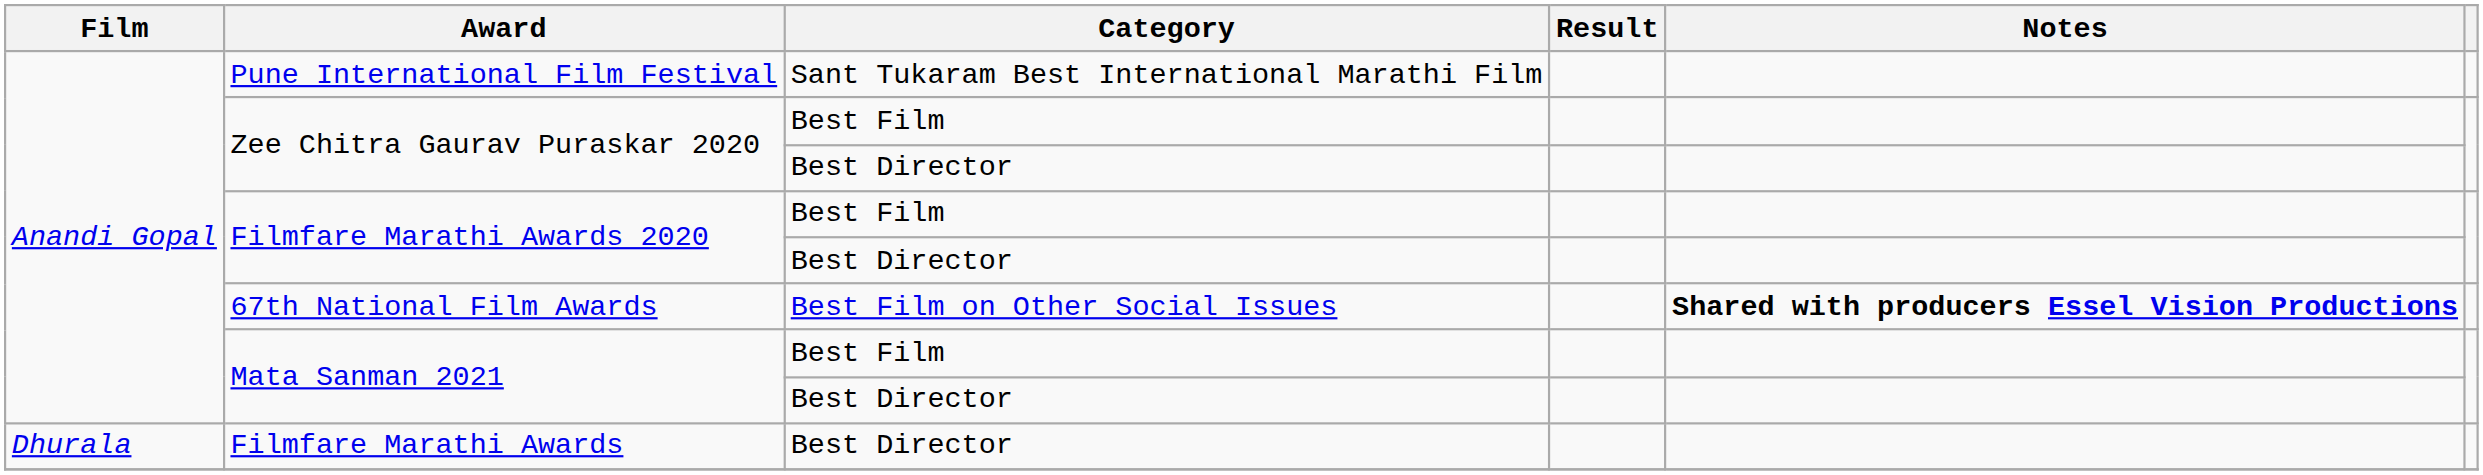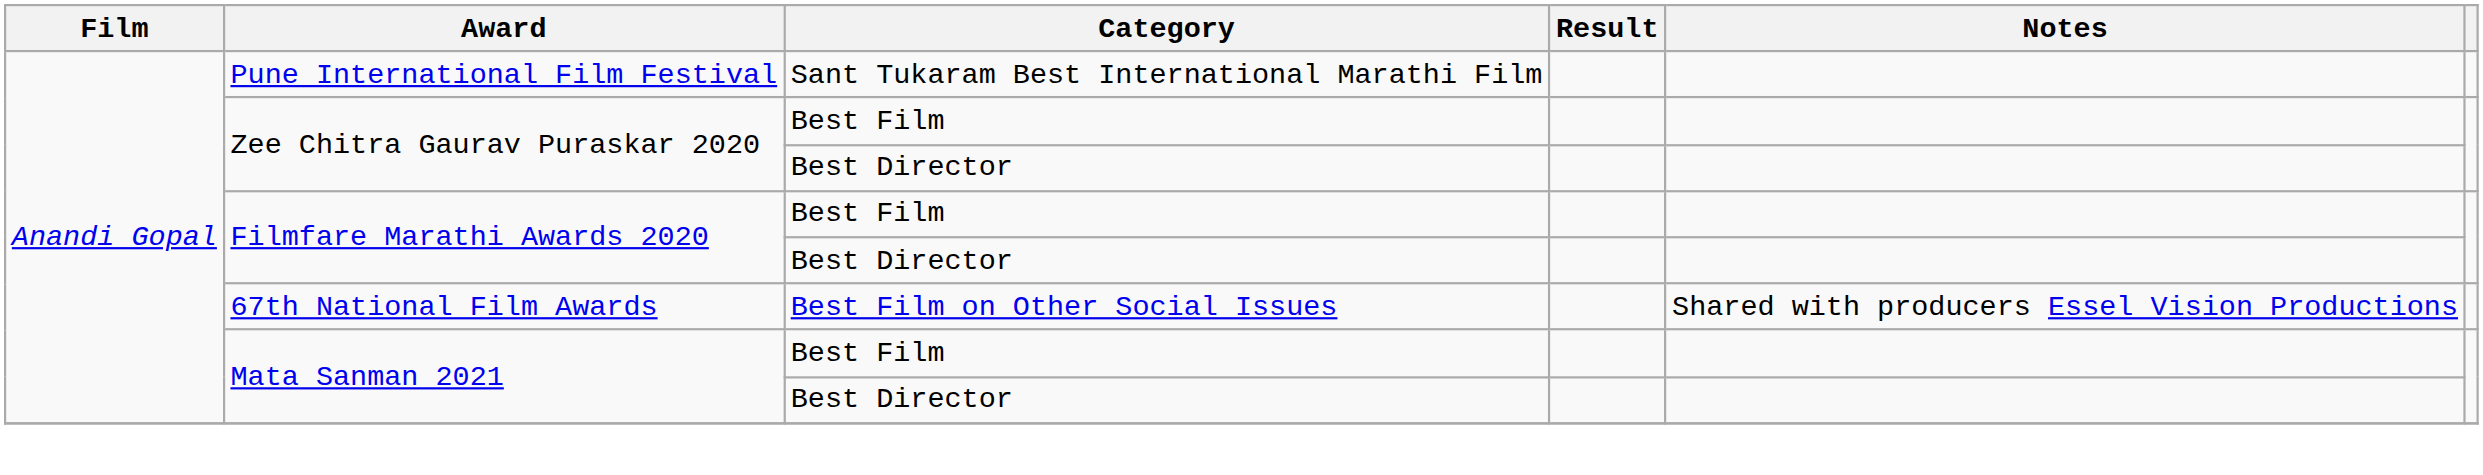(2065, 307) bold -> (2065, 307) normal
- row: (427, 446)
